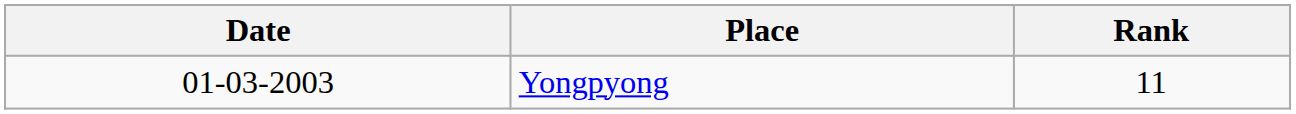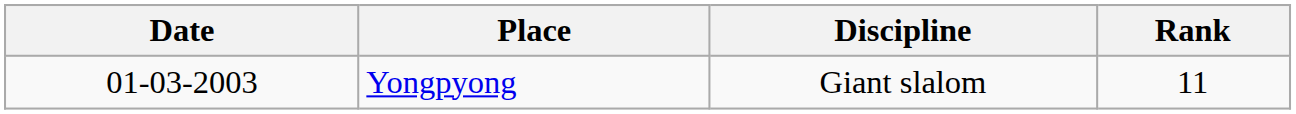+ column: (903, 30)
